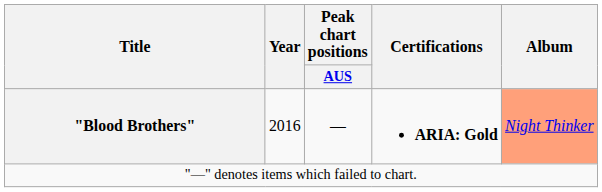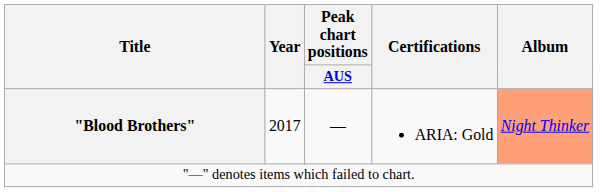(285, 126) 2016 -> (285, 126) 2017
(436, 135) bold -> (434, 135) normal
